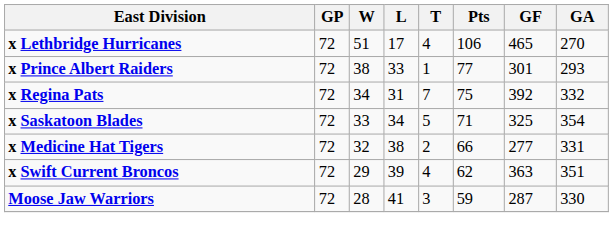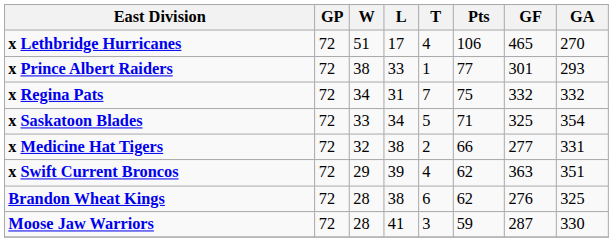(521, 95) 392 -> (521, 95) 332
+ row: (87, 198)
